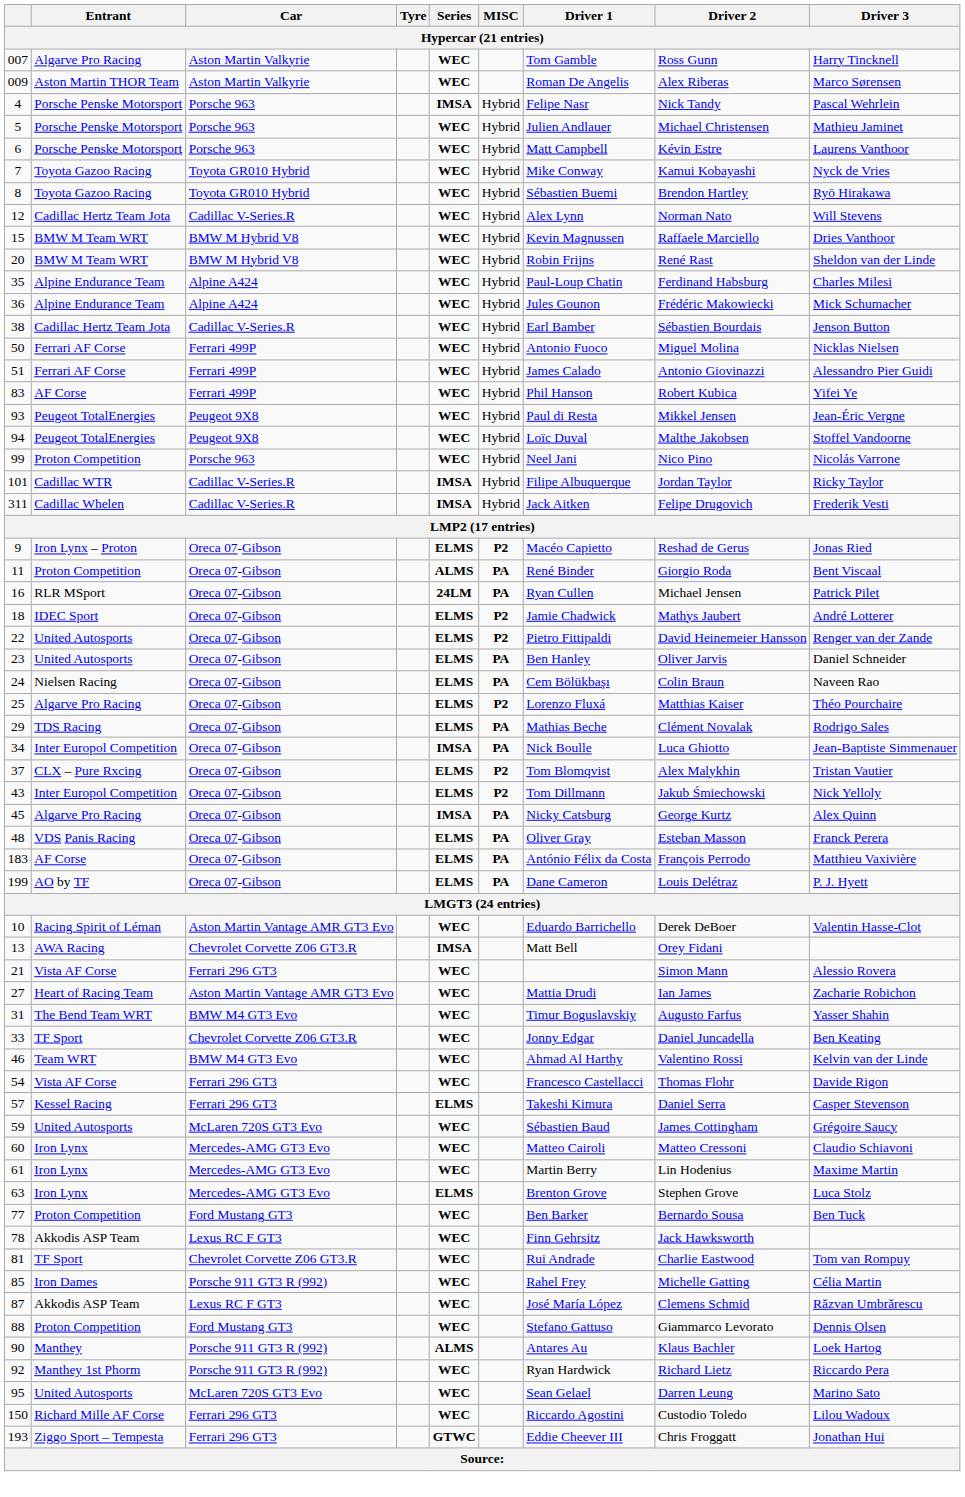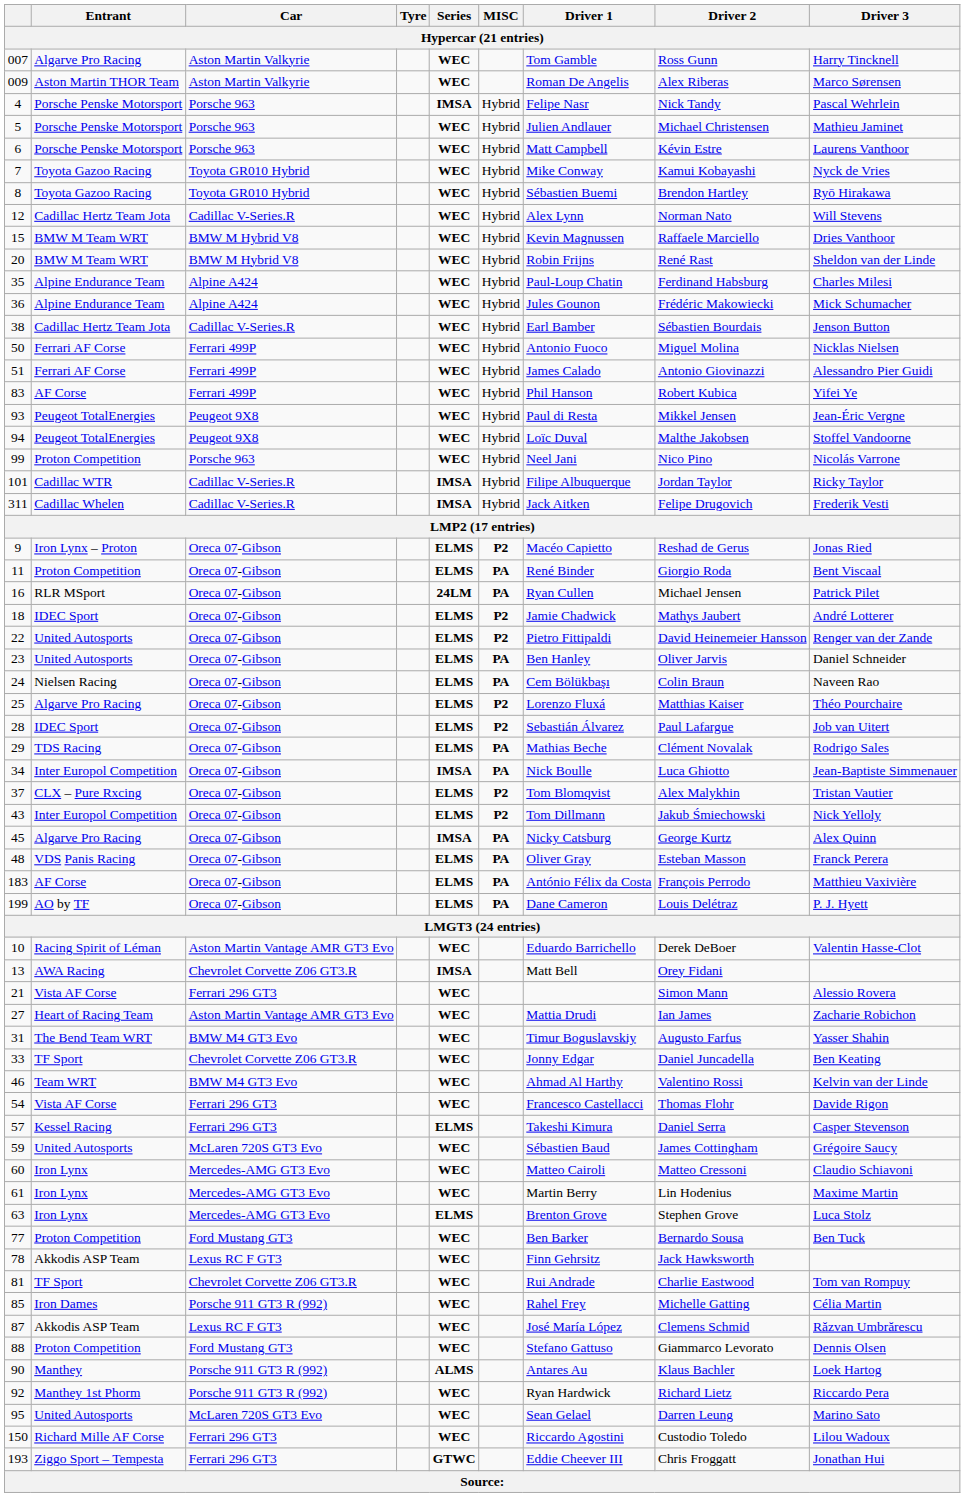(454, 570) ALMS -> (454, 570) ELMS
+ row: (18, 726)
